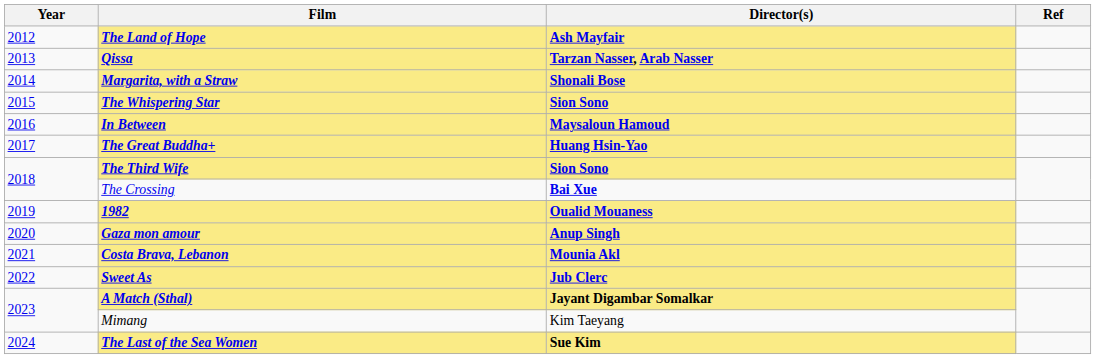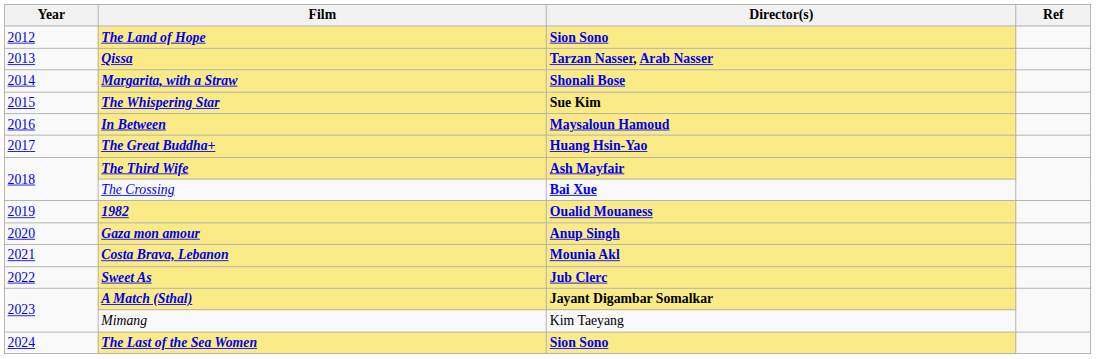(587, 37) Ash Mayfair -> (579, 37) Sion Sono
(579, 102) Sion Sono -> (575, 102) Sue Kim
(579, 168) Sion Sono -> (587, 168) Ash Mayfair
(575, 342) Sue Kim -> (579, 342) Sion Sono
